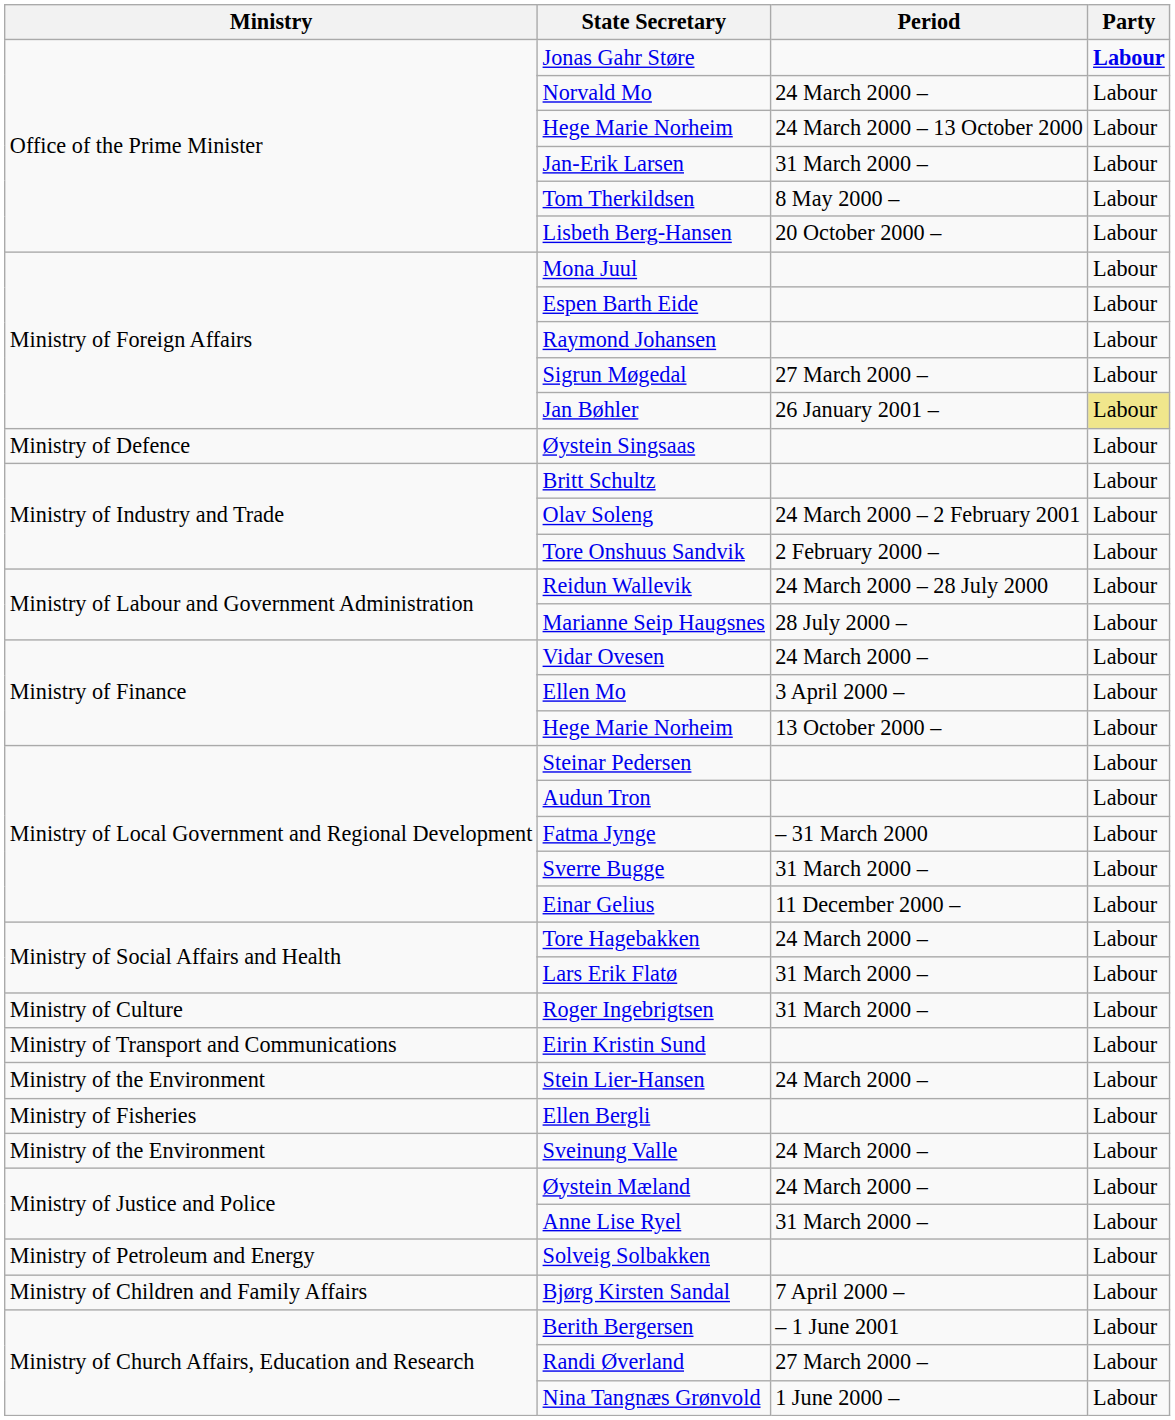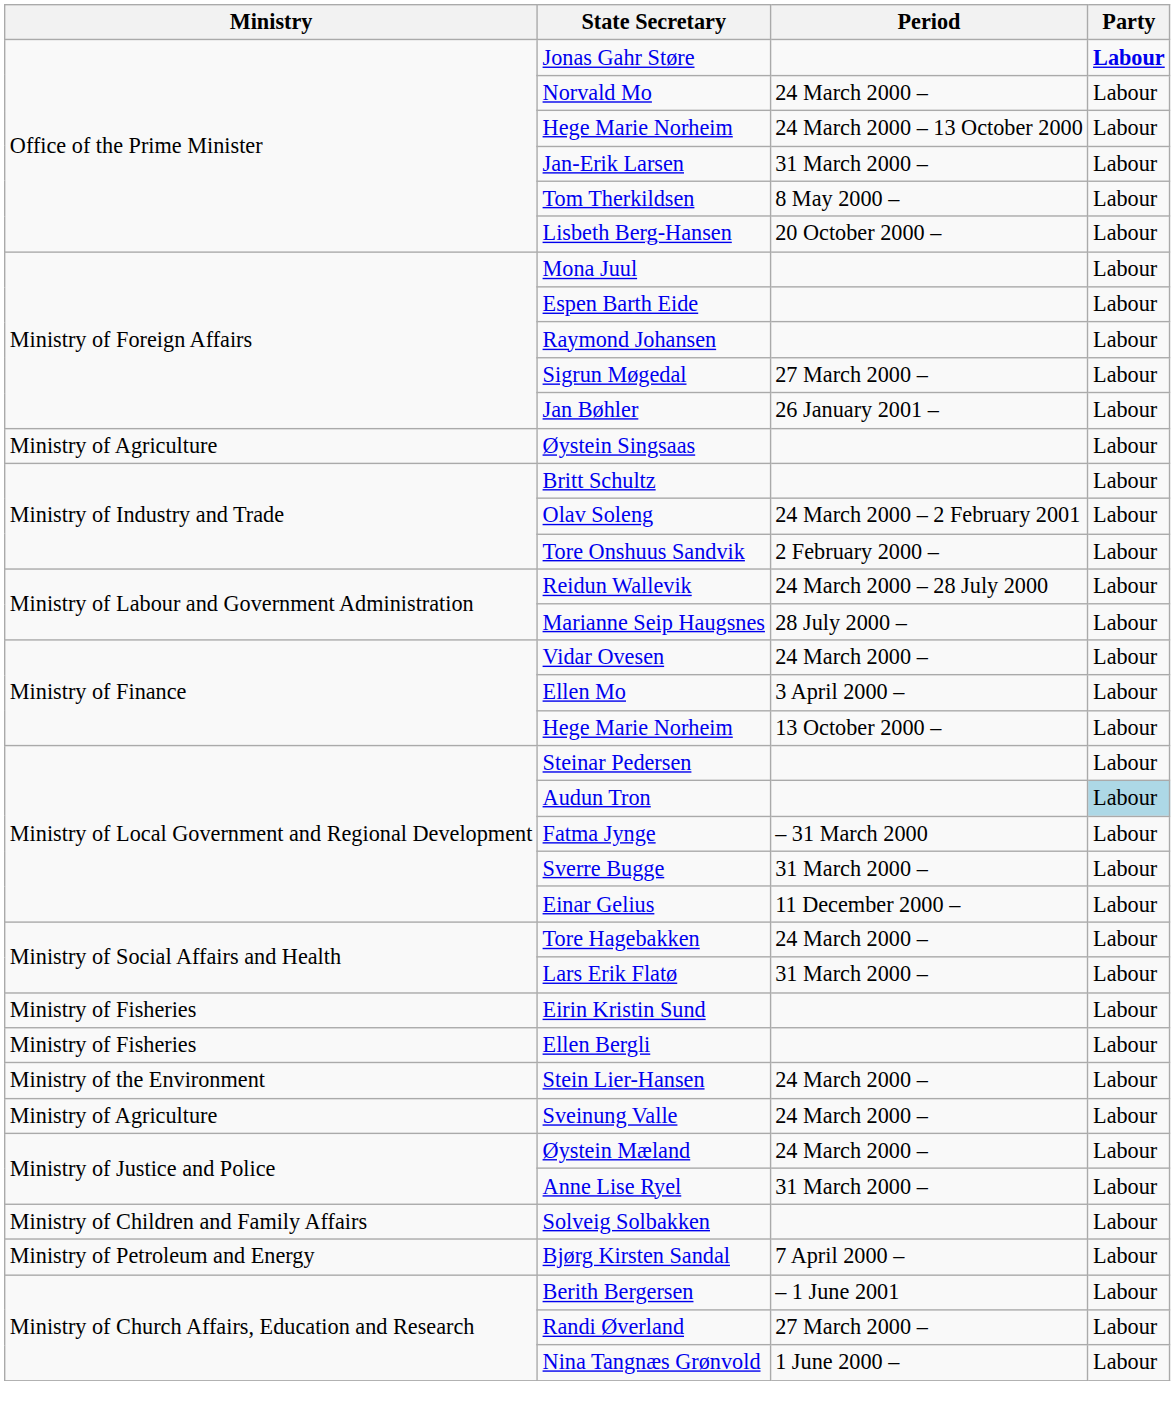(1125, 410) khaki background -> (1125, 410) no background
(100, 445) Ministry of Defence -> (114, 445) Ministry of Agriculture
(1125, 798) no background -> (1125, 798) lightblue background
- row: (628, 1009)
(203, 1045) Ministry of Transport and Communications -> (103, 1009) Ministry of Fisheries
rows swapped: (596, 1115) <-> (624, 1080)
(137, 1150) Ministry of the Environment -> (114, 1115) Ministry of Agriculture
(162, 1256) Ministry of Petroleum and Energy -> (188, 1221) Ministry of Children and Family Affairs
(188, 1291) Ministry of Children and Family Affairs -> (162, 1256) Ministry of Petroleum and Energy
